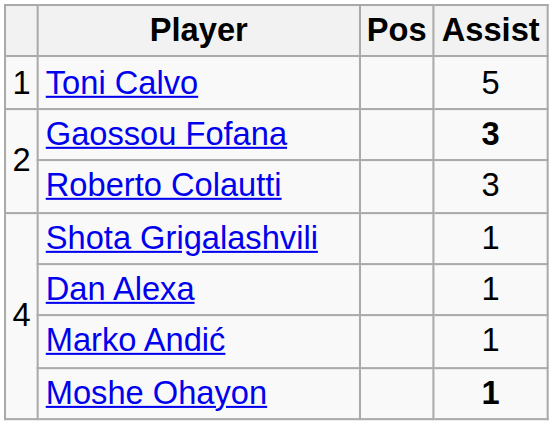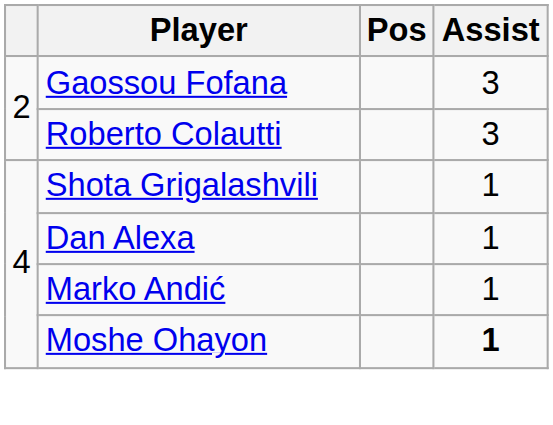- row: (122, 82)
(491, 133) bold -> (491, 82) normal
